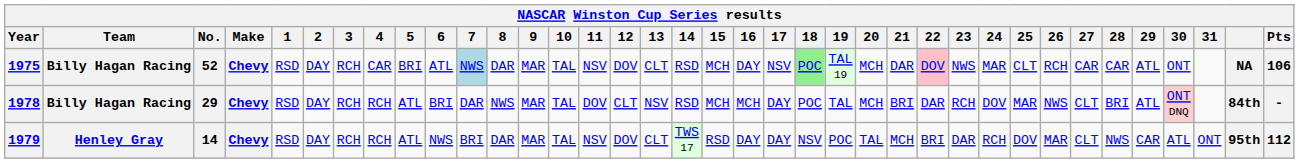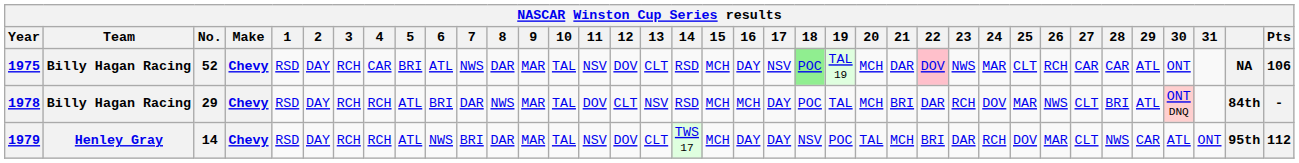(472, 66) lightblue background -> (472, 66) no background
(718, 140) RSD -> (718, 140) MCH
